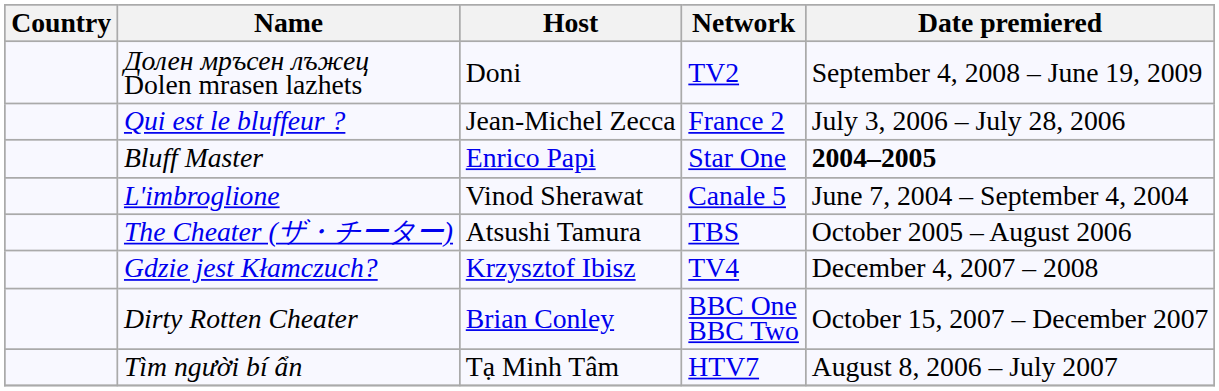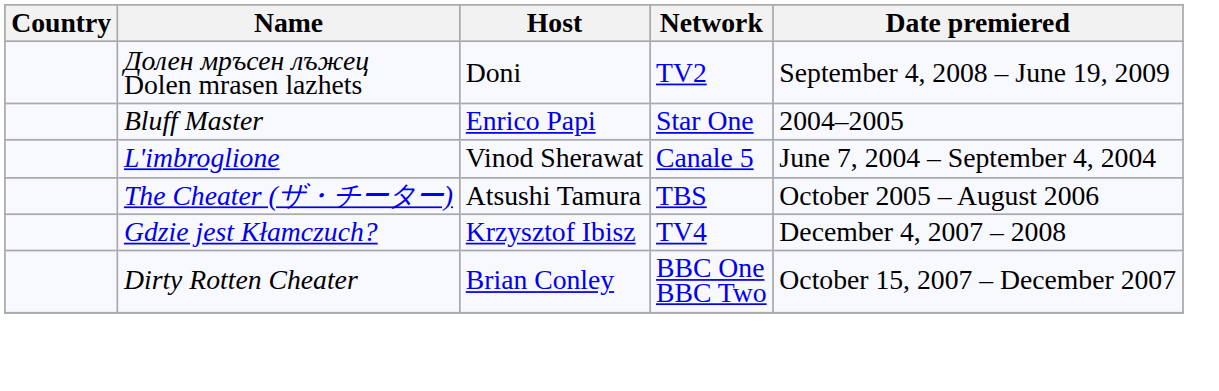- row: (235, 121)
(874, 158) bold -> (842, 121) normal
- row: (213, 367)
